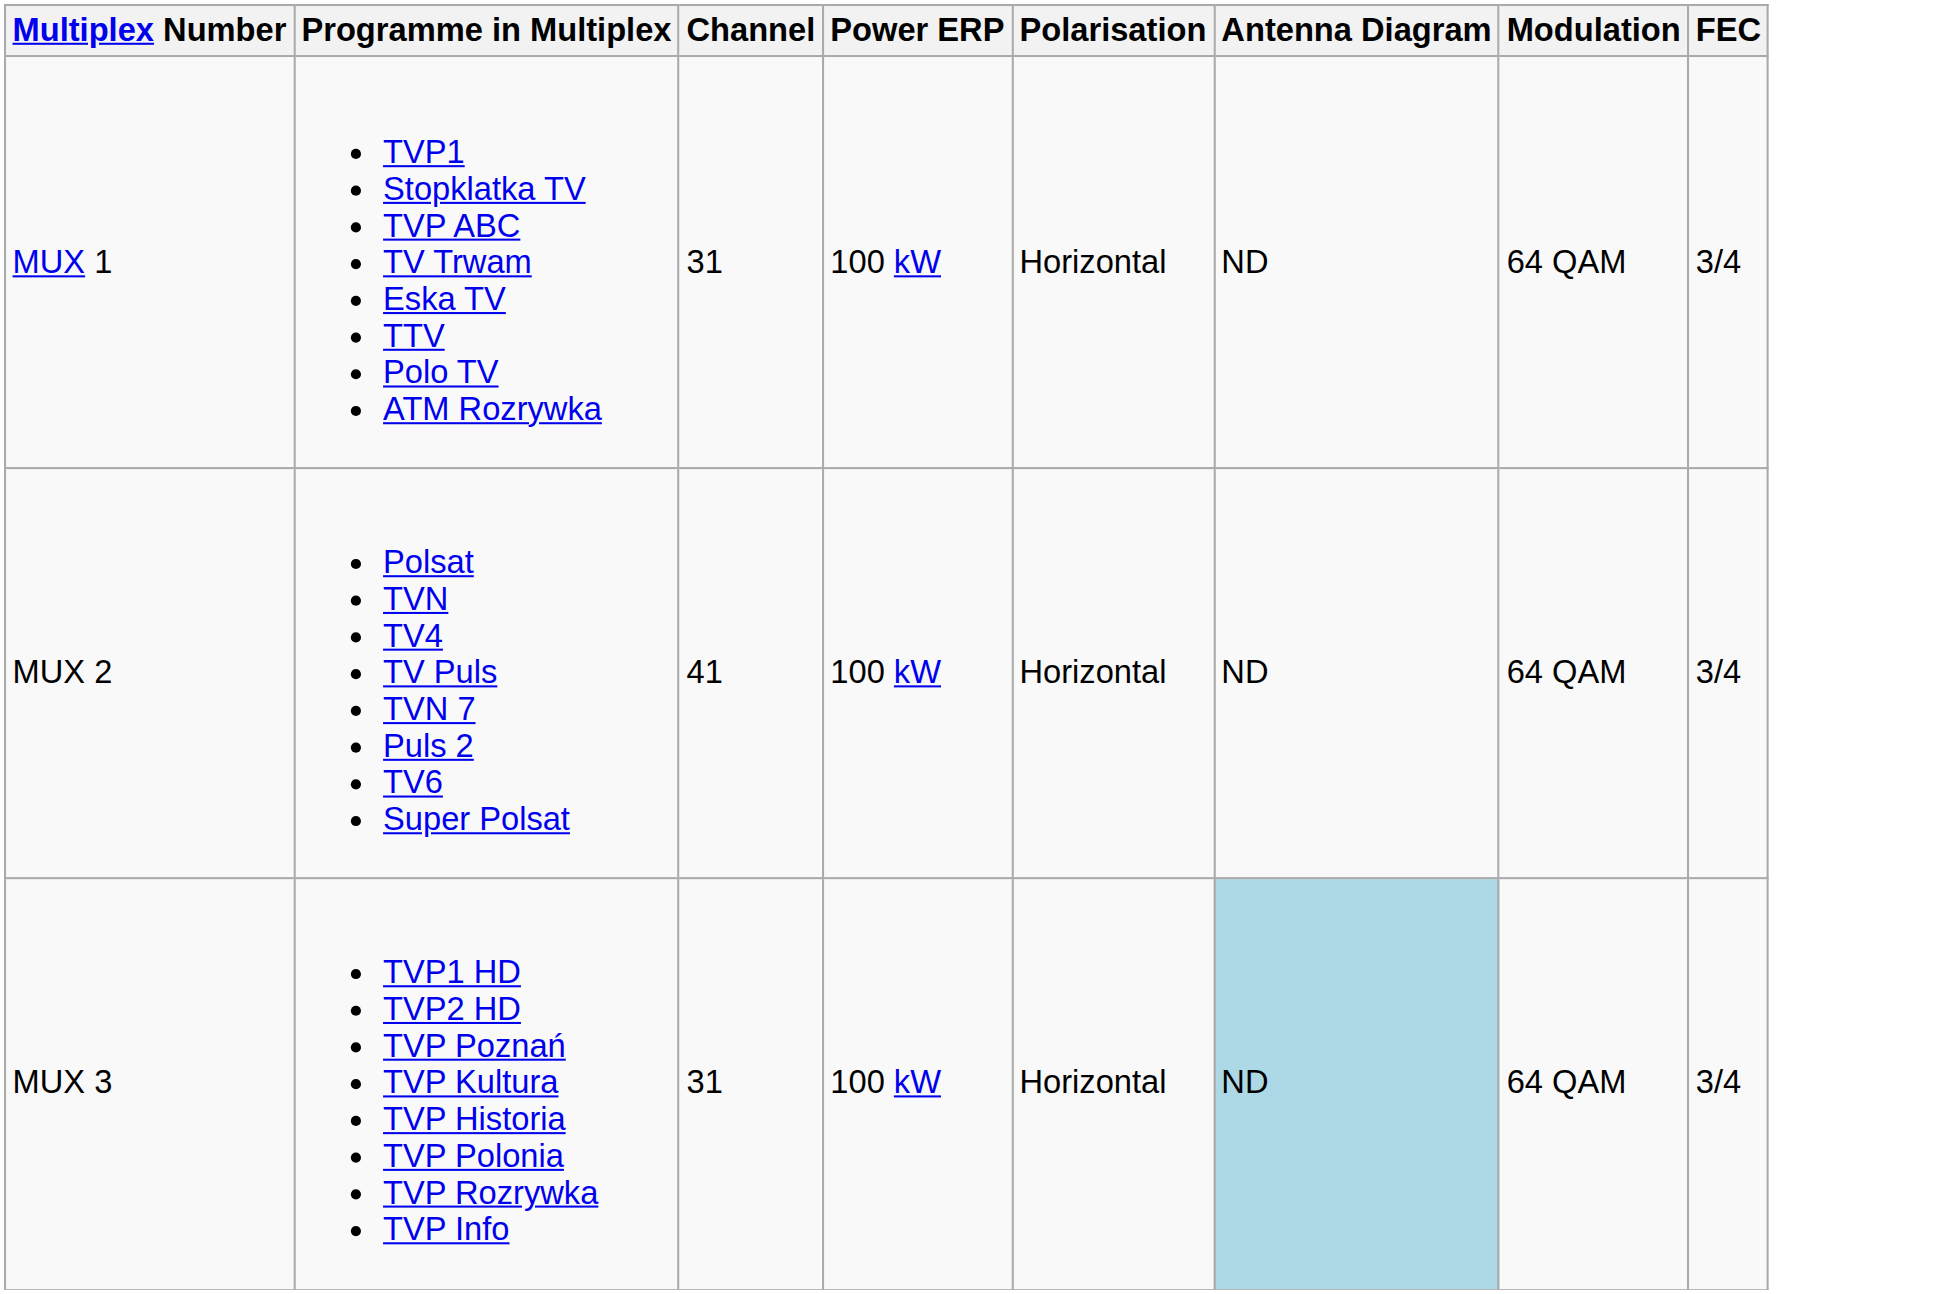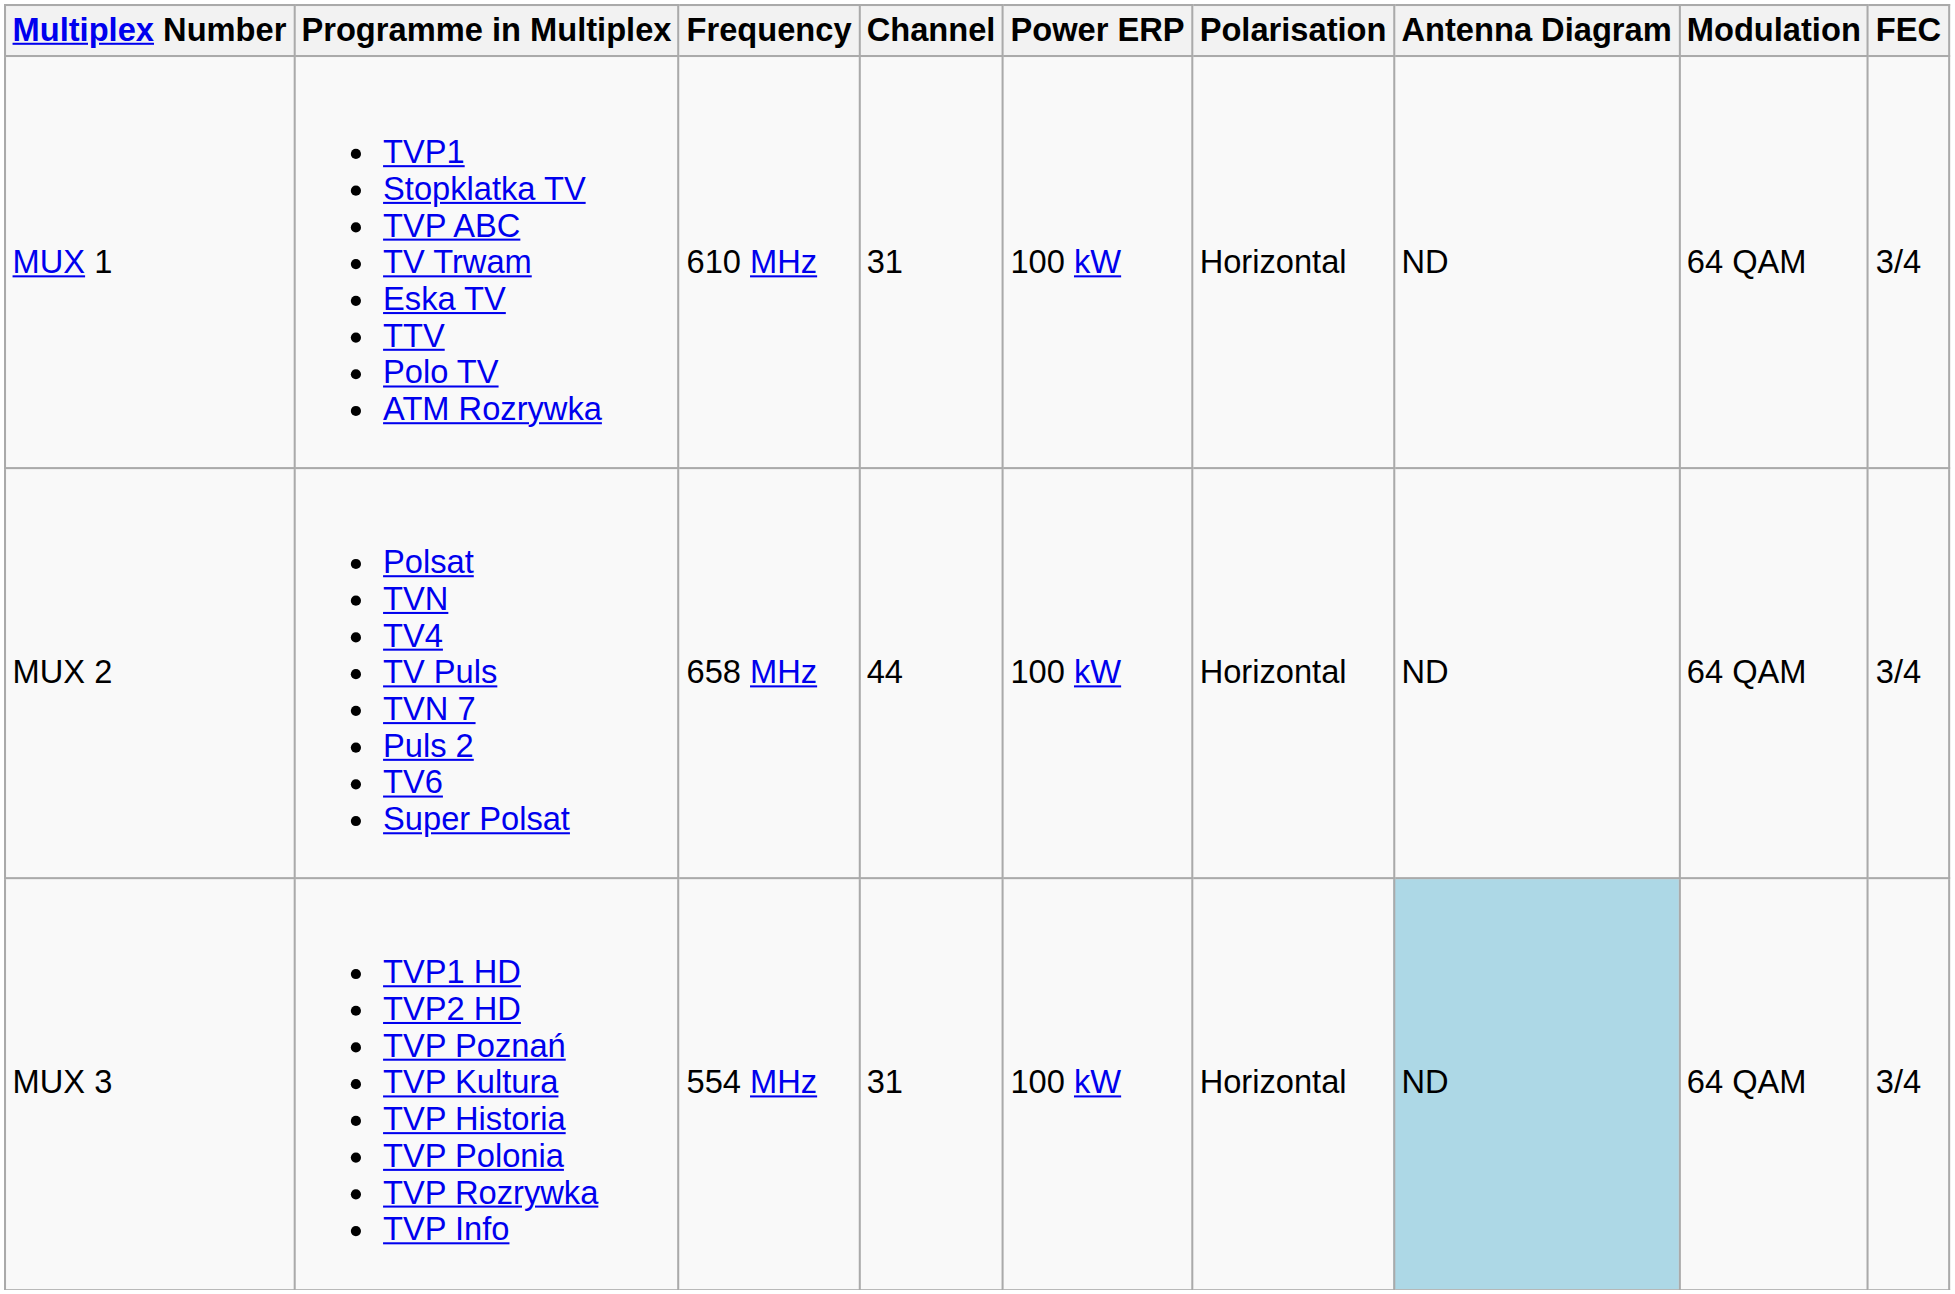+ column: (769, 30)
(705, 672) 41 -> (885, 672) 44
